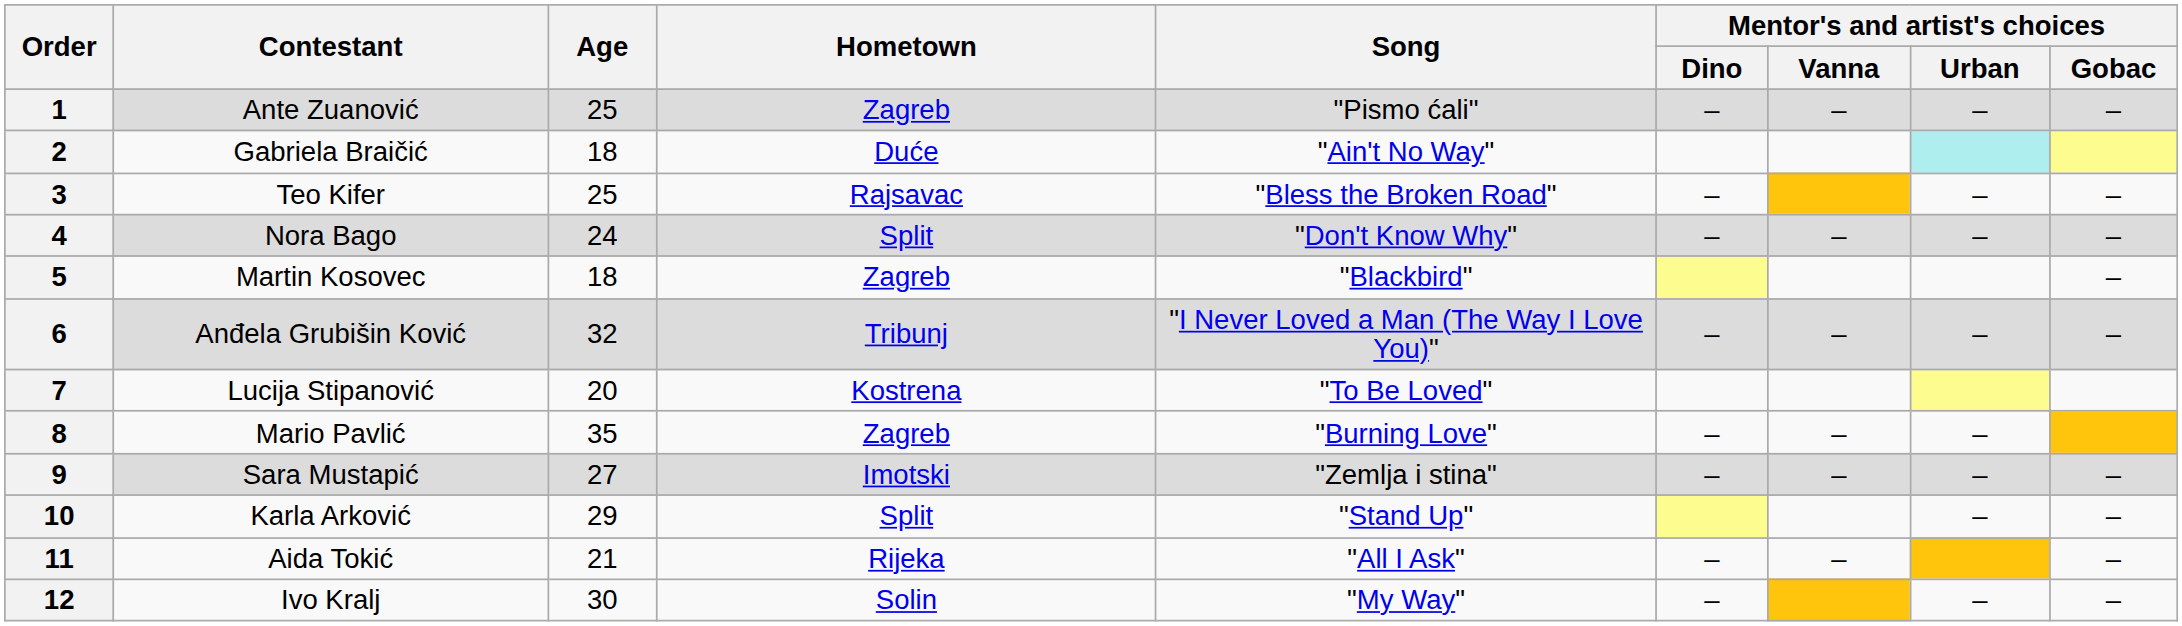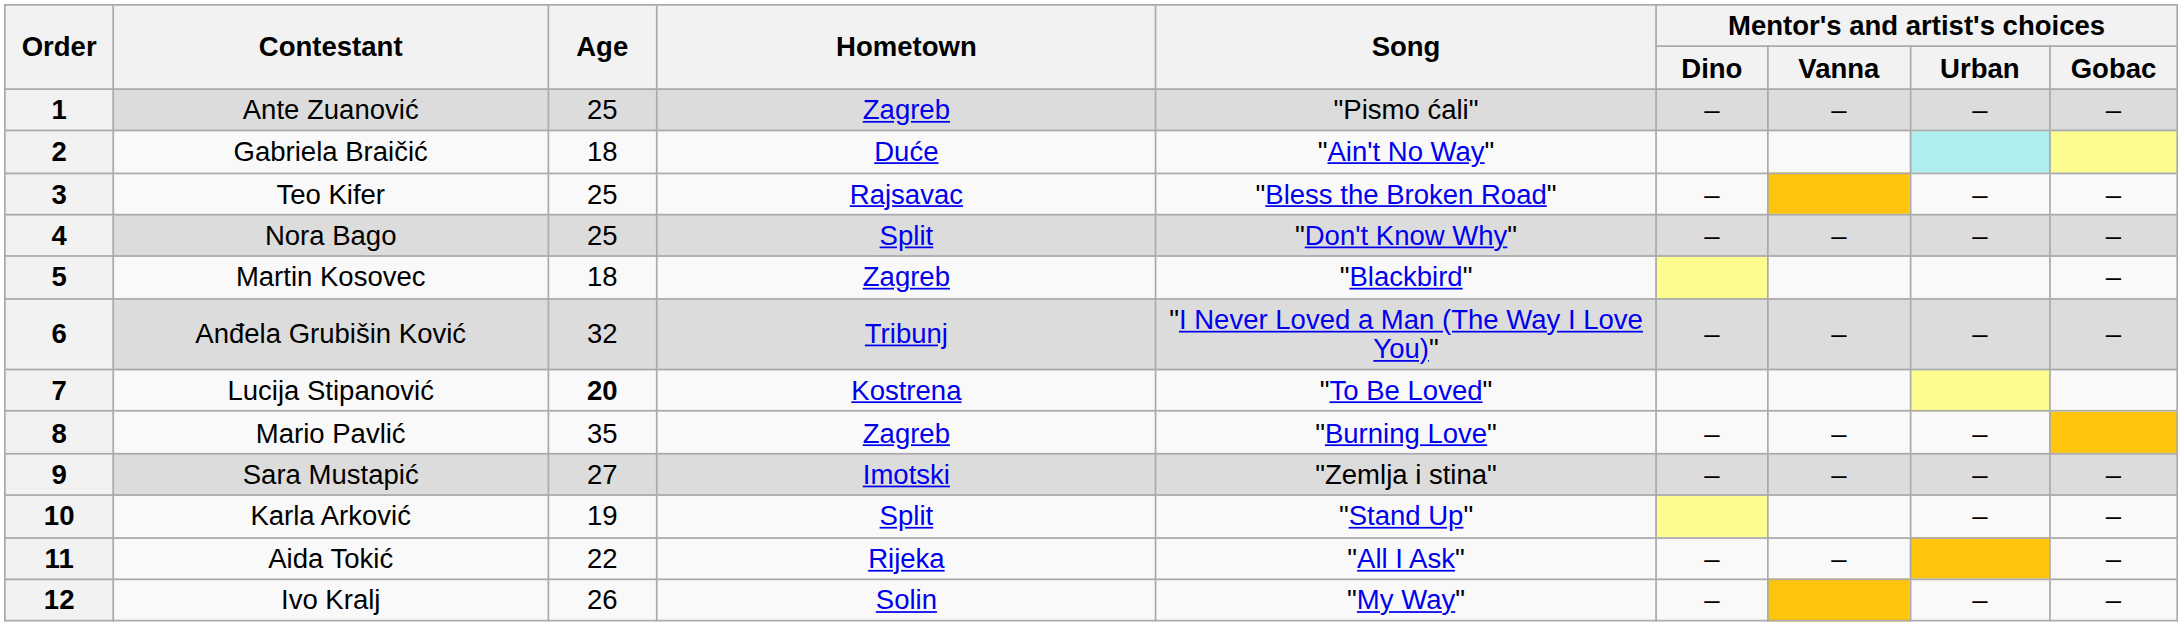(602, 235) 24 -> (602, 235) 25
(602, 390) normal -> (602, 390) bold
(602, 516) 29 -> (602, 516) 19
(602, 558) 21 -> (602, 558) 22
(602, 600) 30 -> (602, 600) 26
